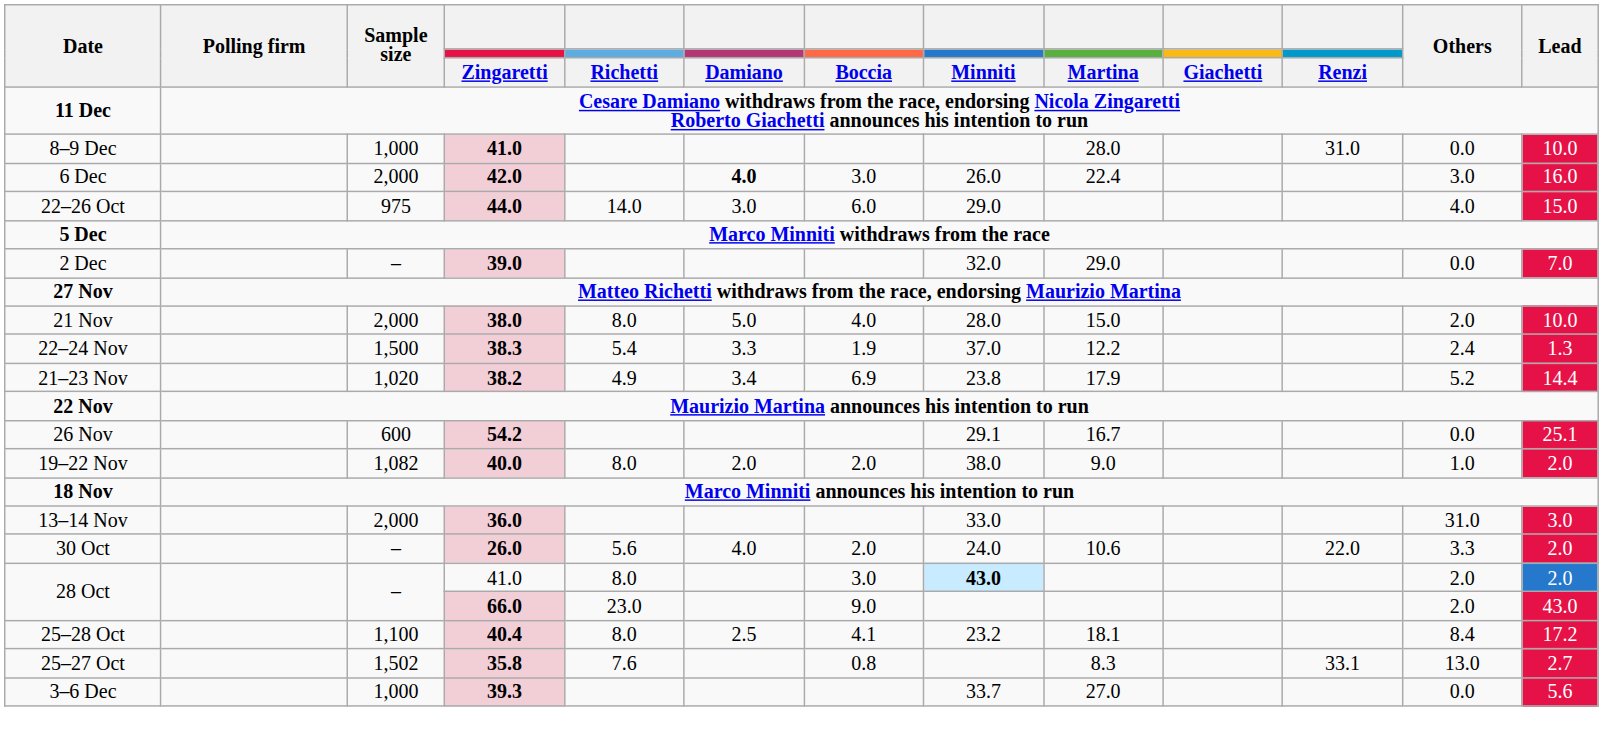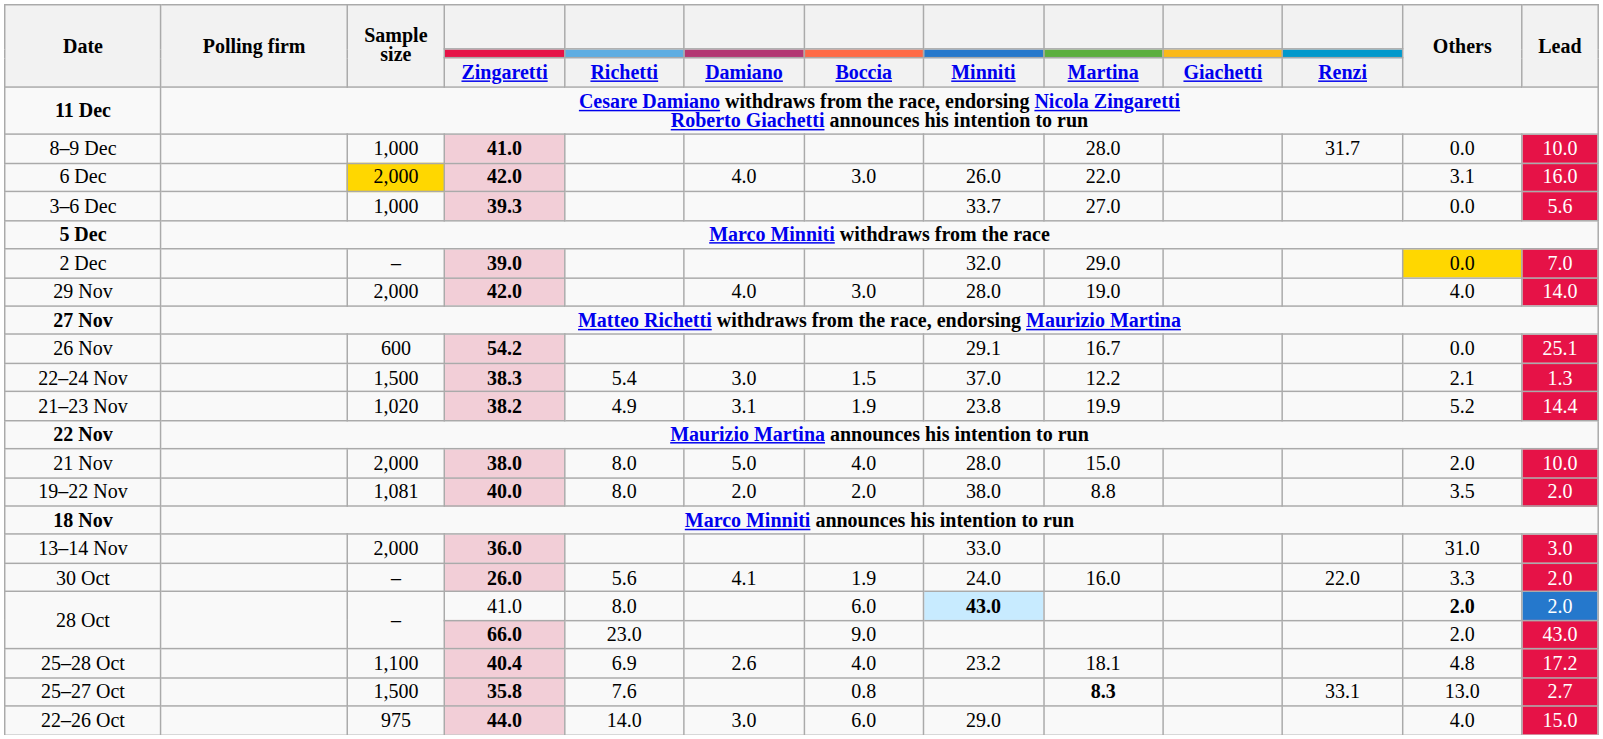(1343, 148) 31.0 -> (1343, 148) 31.7
(396, 177) no background -> (396, 177) gold background
(744, 177) bold -> (744, 177) normal
(1103, 177) 22.4 -> (1103, 177) 22.0
(1462, 177) 3.0 -> (1462, 177) 3.1
rows swapped: (83, 691) <-> (83, 206)
(1462, 263) no background -> (1462, 263) gold background
+ row: (83, 291)
rows swapped: (83, 434) <-> (83, 320)
(744, 348) 3.3 -> (744, 377) 3.0
(864, 348) 1.9 -> (864, 377) 1.5
(1462, 348) 2.4 -> (1462, 377) 2.1
(744, 377) 3.4 -> (744, 406) 3.1
(864, 377) 6.9 -> (864, 406) 1.9
(1103, 377) 17.9 -> (1103, 406) 19.9
(396, 463) 1,082 -> (396, 491) 1,081
(1103, 463) 9.0 -> (1103, 491) 8.8
(1462, 463) 1.0 -> (1462, 491) 3.5
(744, 548) 4.0 -> (744, 577) 4.1
(864, 548) 2.0 -> (864, 577) 1.9
(1103, 548) 10.6 -> (1103, 577) 16.0
(864, 577) 3.0 -> (864, 606) 6.0
(1462, 577) normal -> (1462, 606) bold
(624, 634) 8.0 -> (624, 663) 6.9
(744, 634) 2.5 -> (744, 663) 2.6
(864, 634) 4.1 -> (864, 663) 4.0
(1462, 634) 8.4 -> (1462, 663) 4.8
(396, 663) 1,502 -> (396, 691) 1,500
(1103, 663) normal -> (1103, 691) bold
